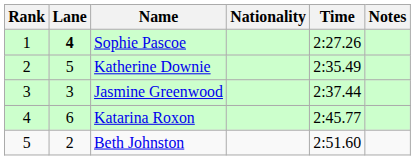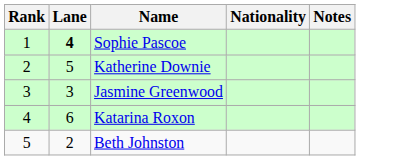- column: (337, 17)
